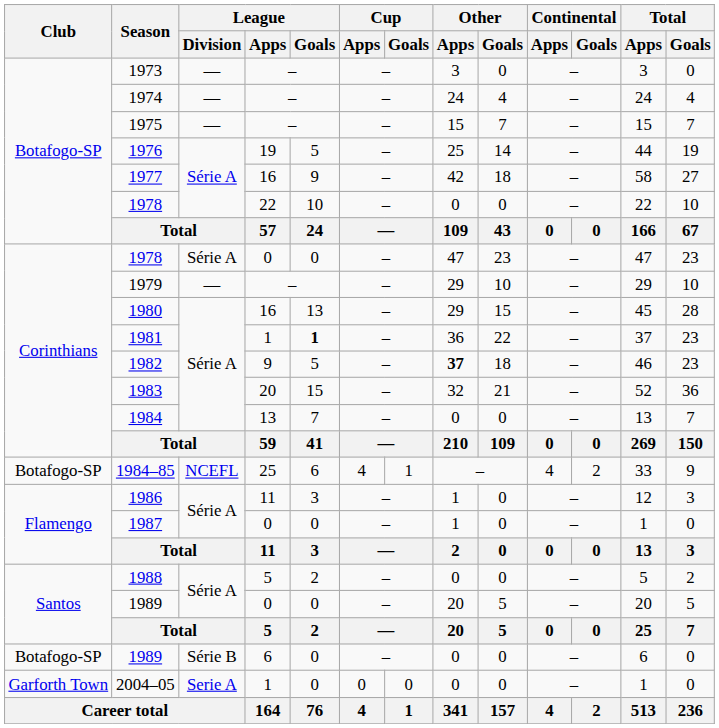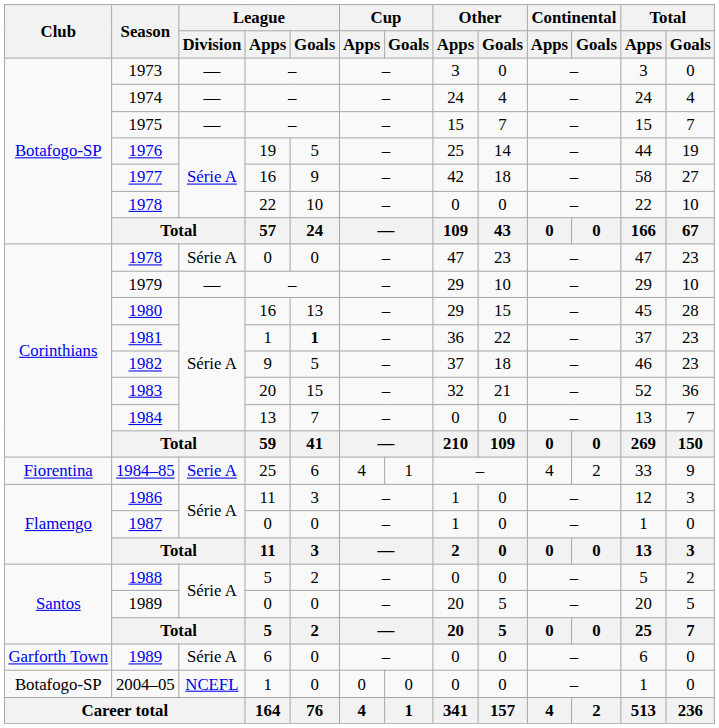(456, 364) bold -> (456, 364) normal
(58, 470) Botafogo-SP -> (58, 470) Fiorentina
(212, 470) NCEFL -> (212, 470) Serie A
(58, 657) Botafogo-SP -> (58, 657) Garforth Town
(212, 657) Série B -> (212, 657) Série A
(58, 683) Garforth Town -> (58, 683) Botafogo-SP
(212, 683) Serie A -> (212, 683) NCEFL
